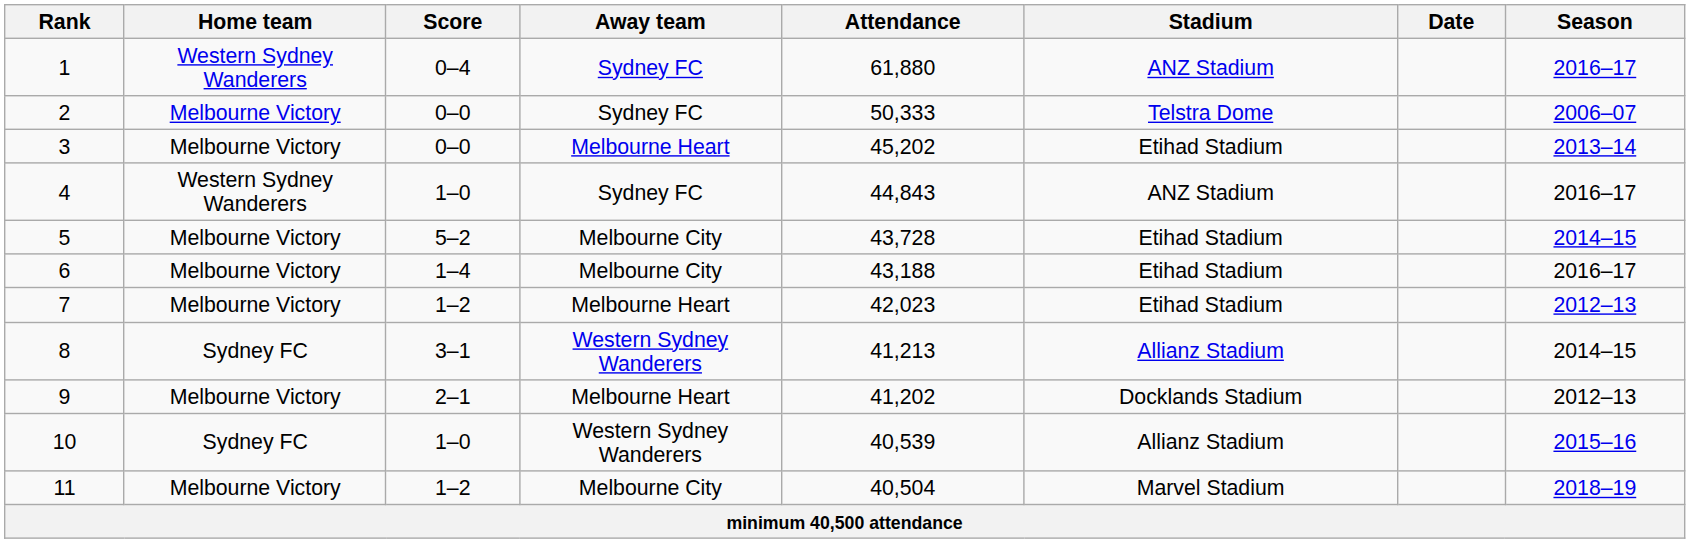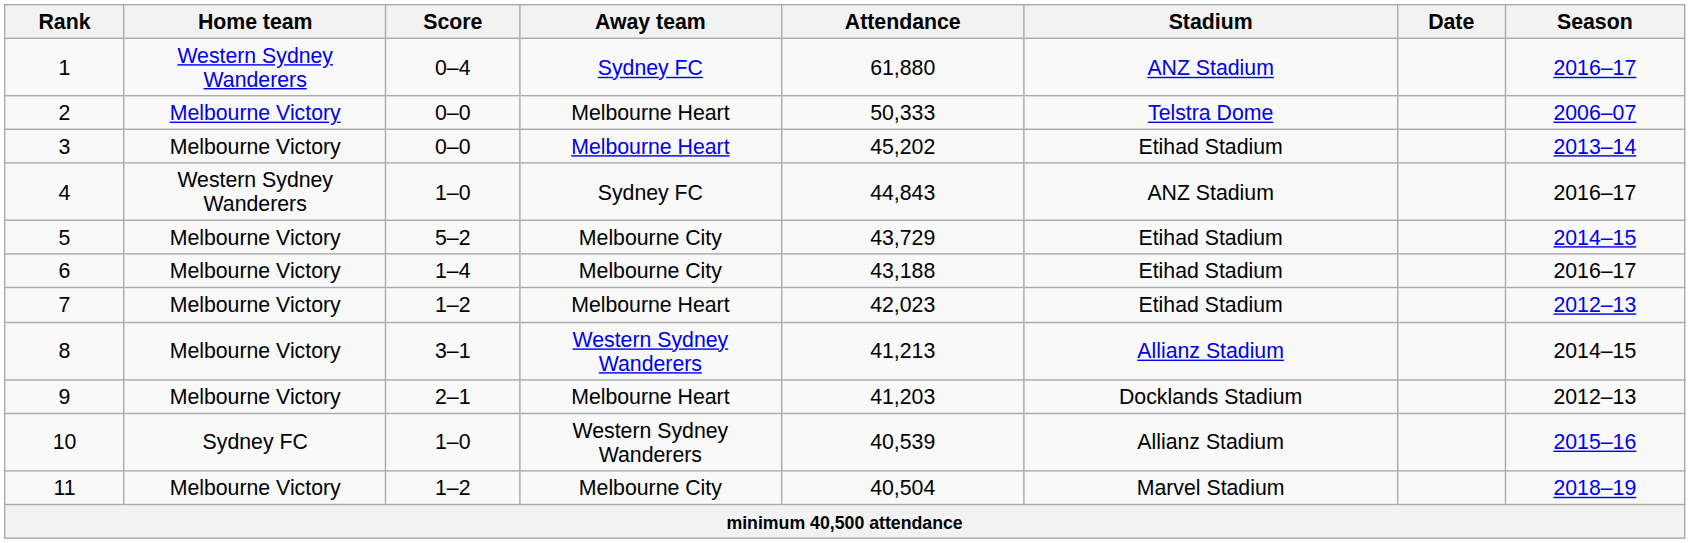(650, 113) Sydney FC -> (650, 113) Melbourne Heart
(903, 238) 43,728 -> (903, 238) 43,729
(255, 351) Sydney FC -> (255, 351) Melbourne Victory
(903, 396) 41,202 -> (903, 396) 41,203
